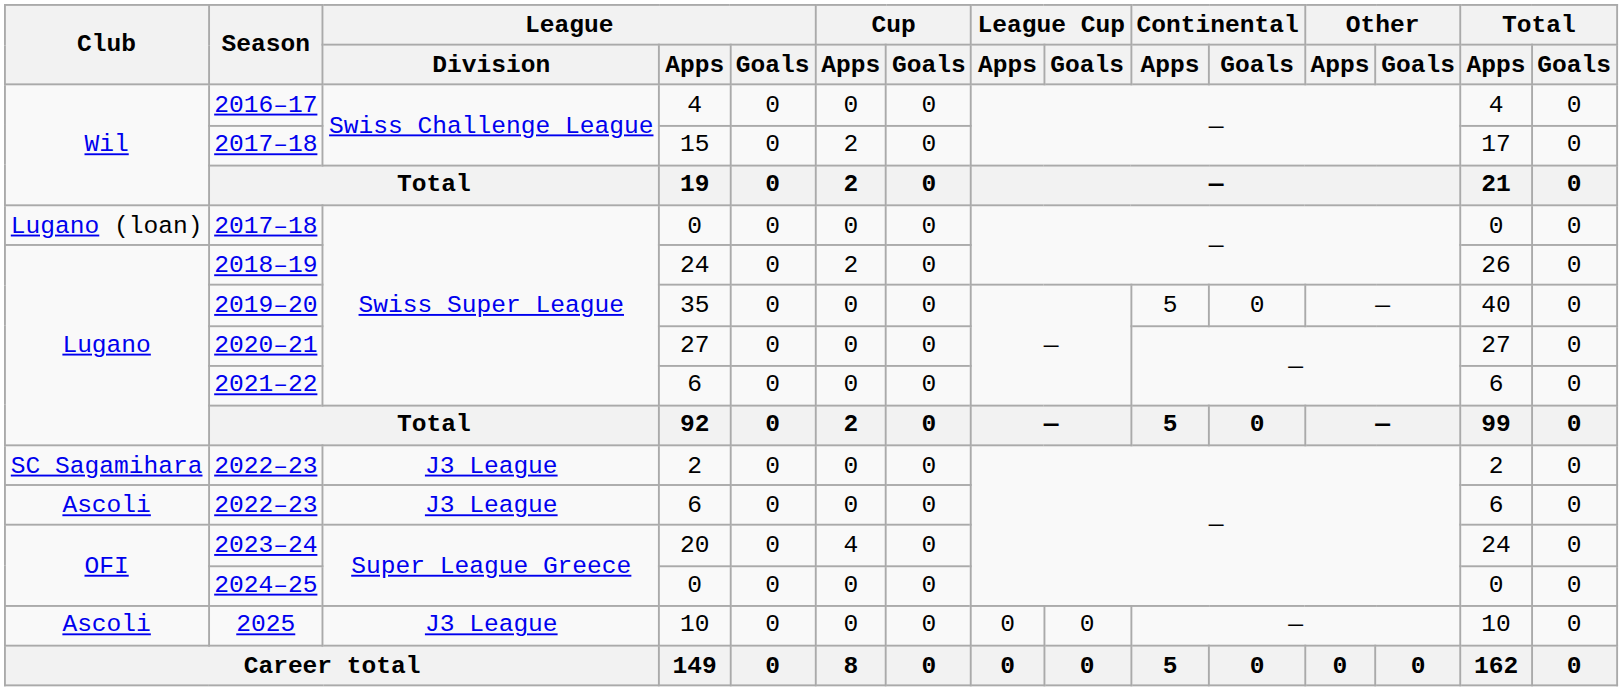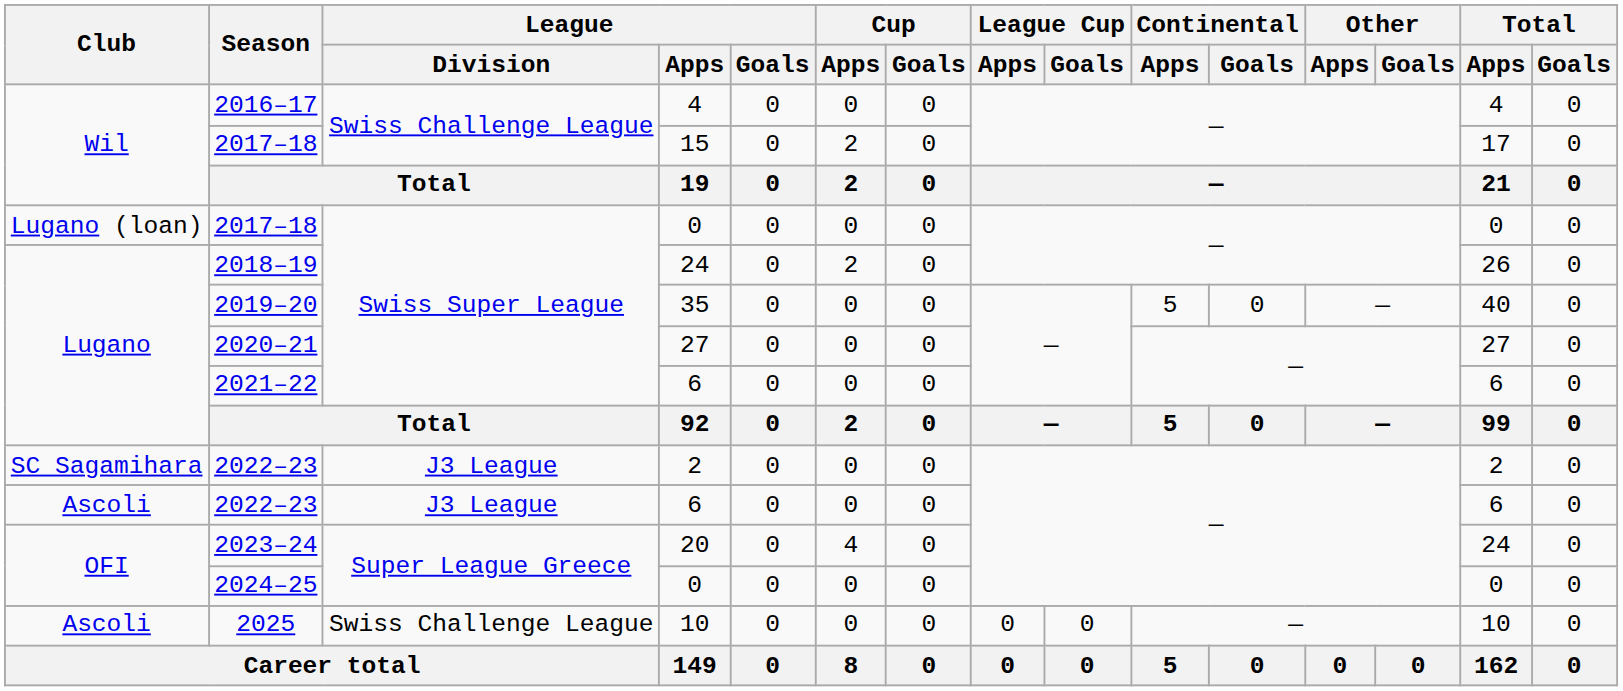(491, 626) J3 League -> (491, 626) Swiss Challenge League
